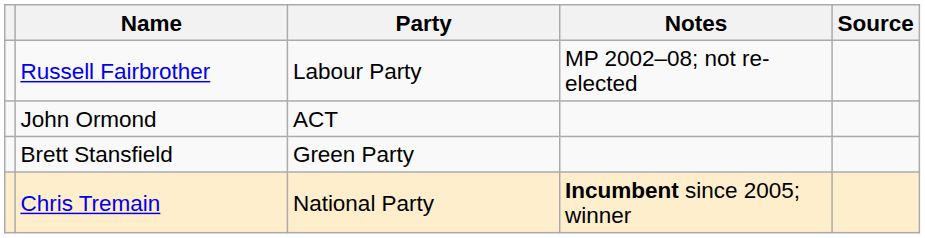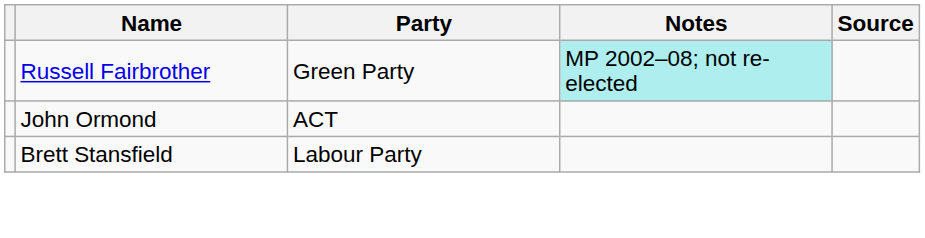(357, 71) Labour Party -> (354, 71) Green Party
(667, 71) no background -> (668, 71) paleturquoise background
(353, 155) Green Party -> (357, 155) Labour Party
- row: (90, 203)
